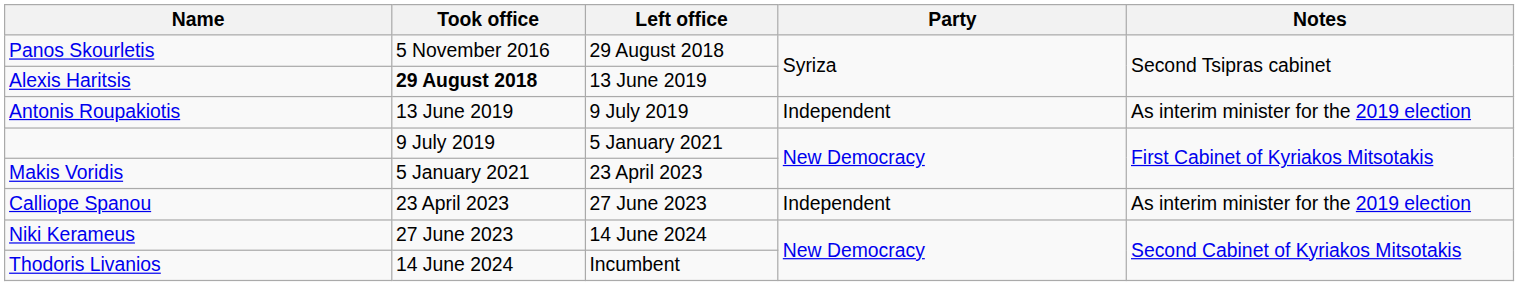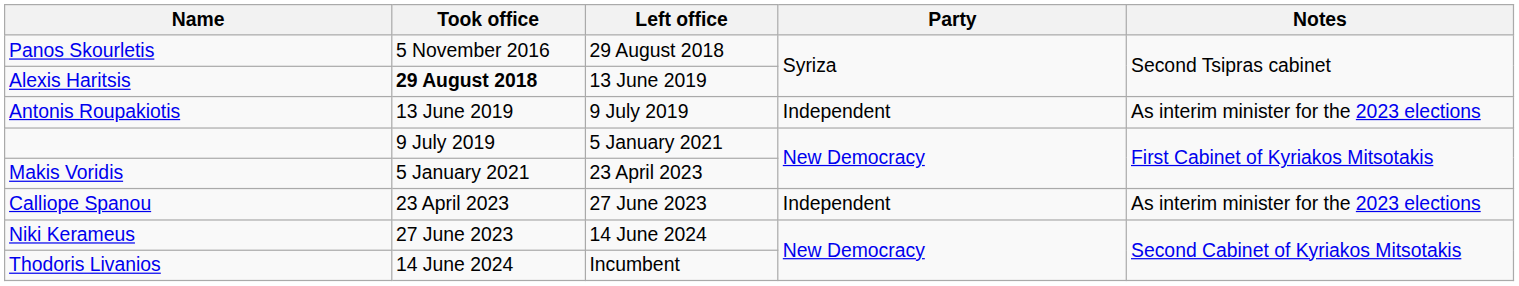(1301, 111) As interim minister for the 2019 election -> (1306, 111) As interim minister for the 2023 elections
(1301, 204) As interim minister for the 2019 election -> (1306, 204) As interim minister for the 2023 elections
